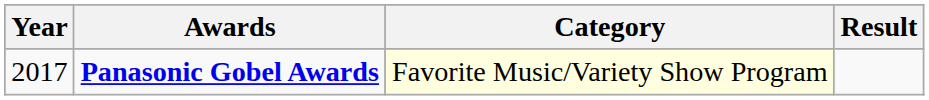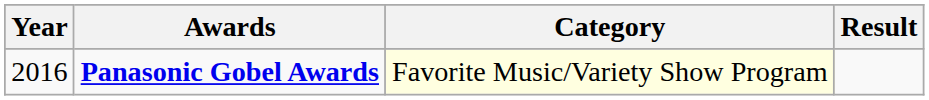(40, 71) 2017 -> (40, 71) 2016
